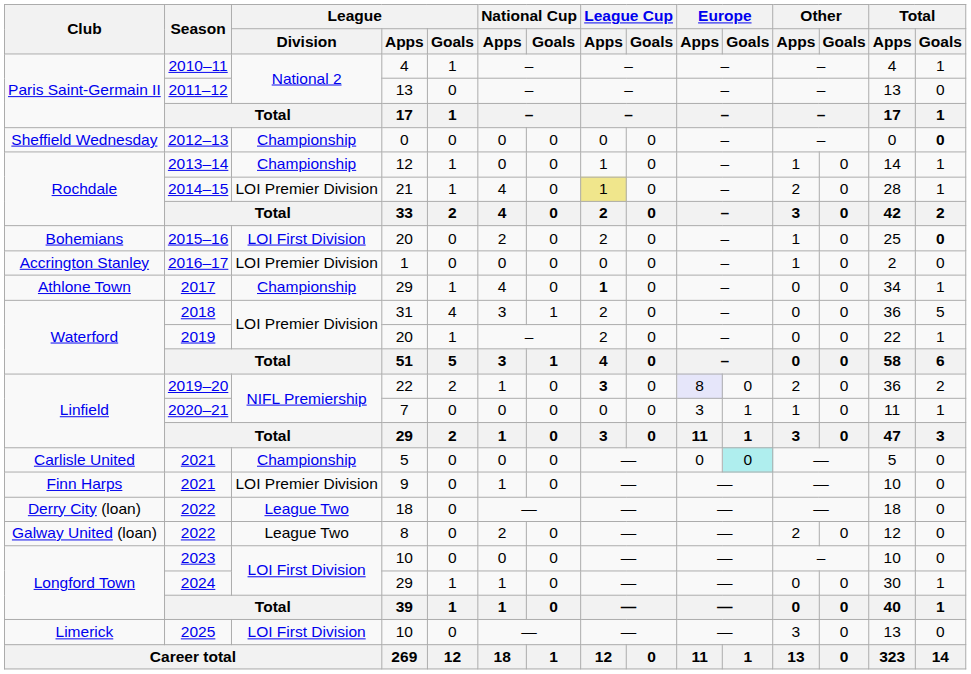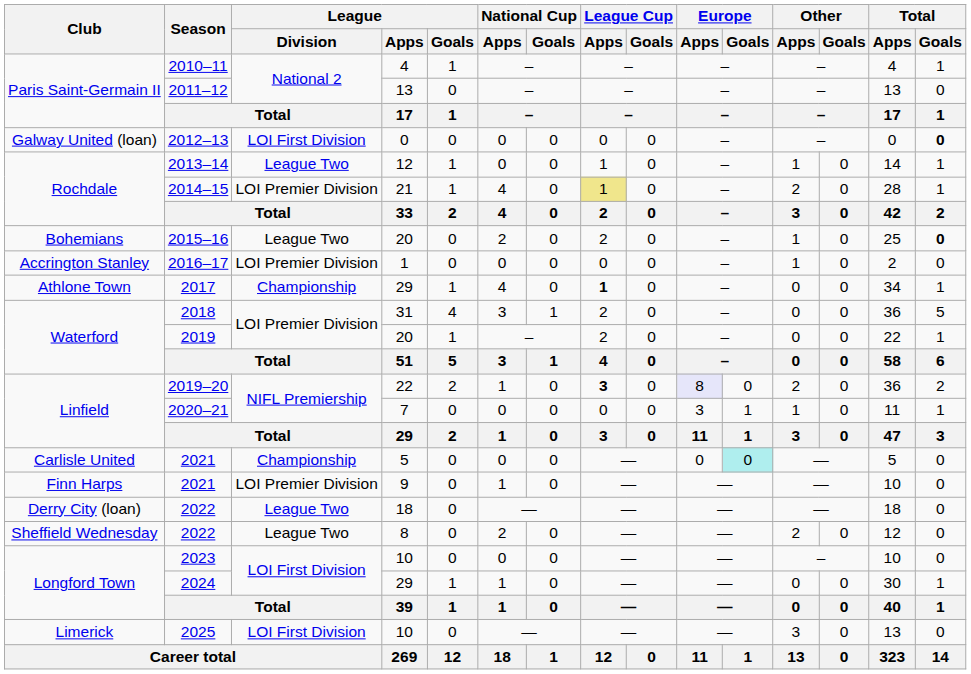(84, 139) Sheffield Wednesday -> (84, 139) Galway United (loan)
(307, 139) Championship -> (307, 139) LOI First Division
(307, 164) Championship -> (307, 164) League Two
(307, 238) LOI First Division -> (307, 238) League Two
(84, 533) Galway United (loan) -> (84, 533) Sheffield Wednesday
